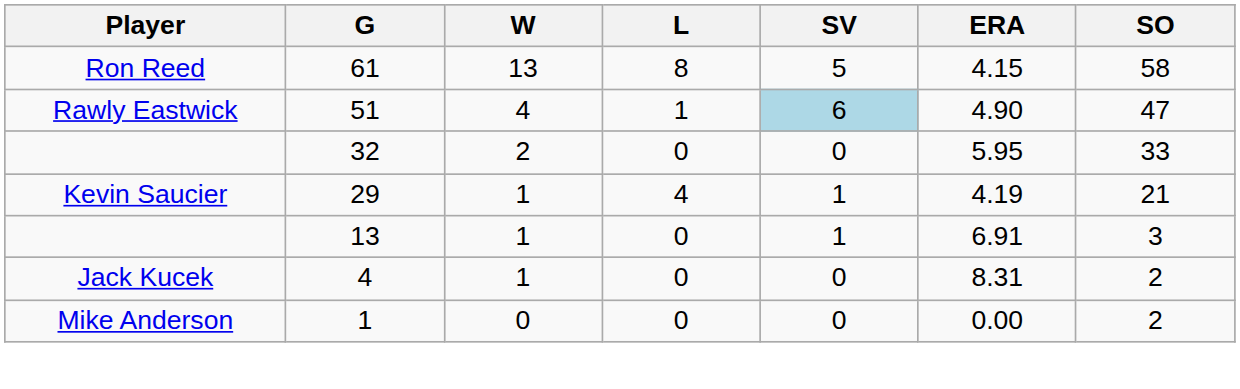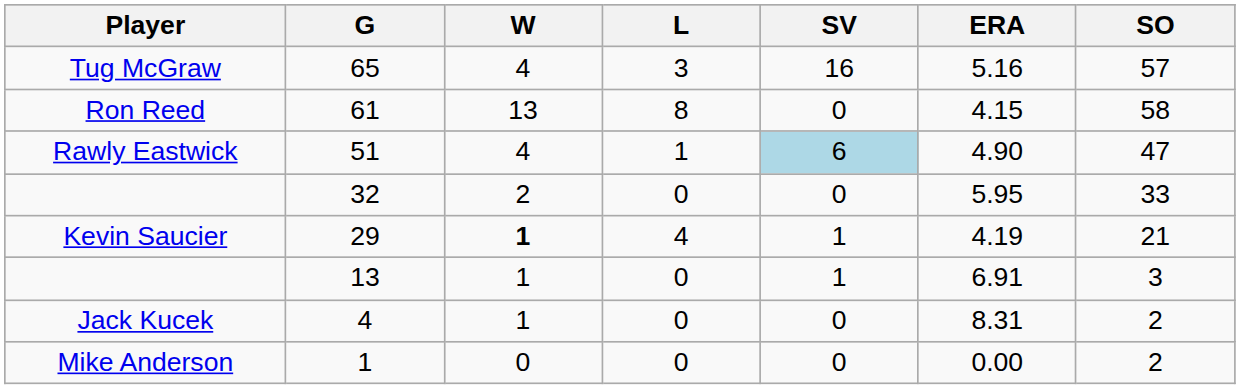+ row: (365, 67)
(839, 67) 5 -> (839, 109) 0
(523, 194) normal -> (523, 236) bold
